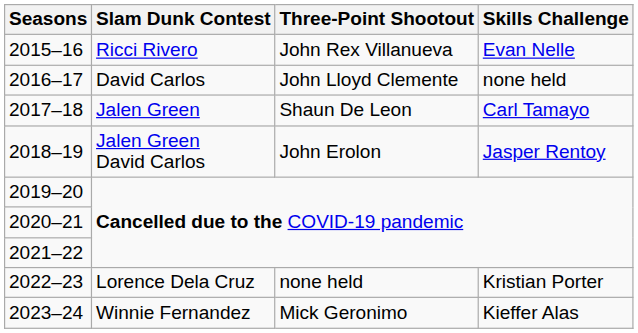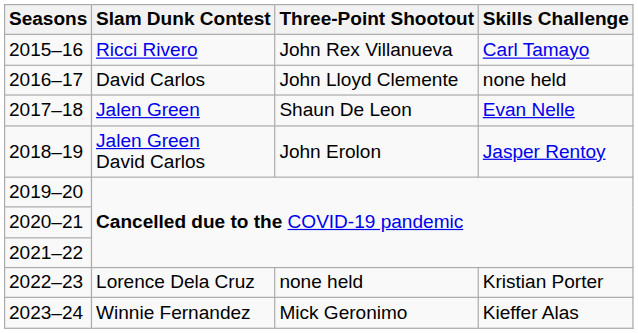(529, 49) Evan Nelle -> (536, 49) Carl Tamayo
(536, 110) Carl Tamayo -> (529, 110) Evan Nelle
